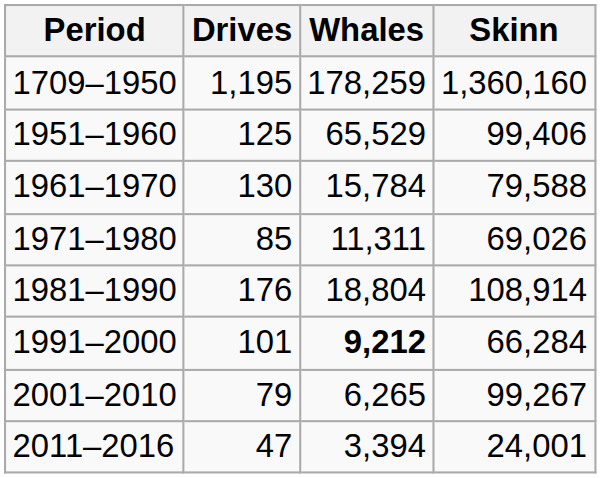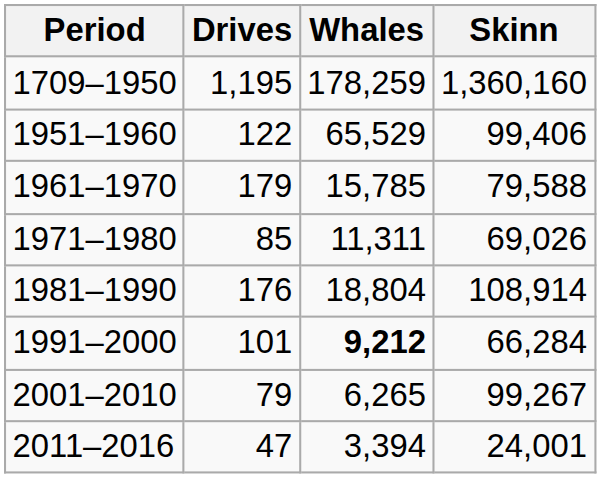(265, 134) 125 -> (265, 134) 122
(265, 186) 130 -> (265, 186) 179
(376, 186) 15,784 -> (376, 186) 15,785
